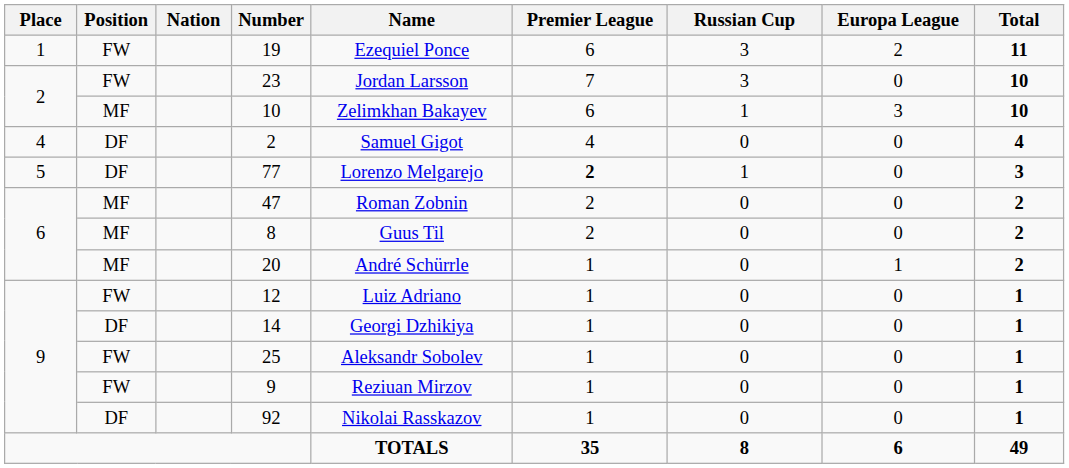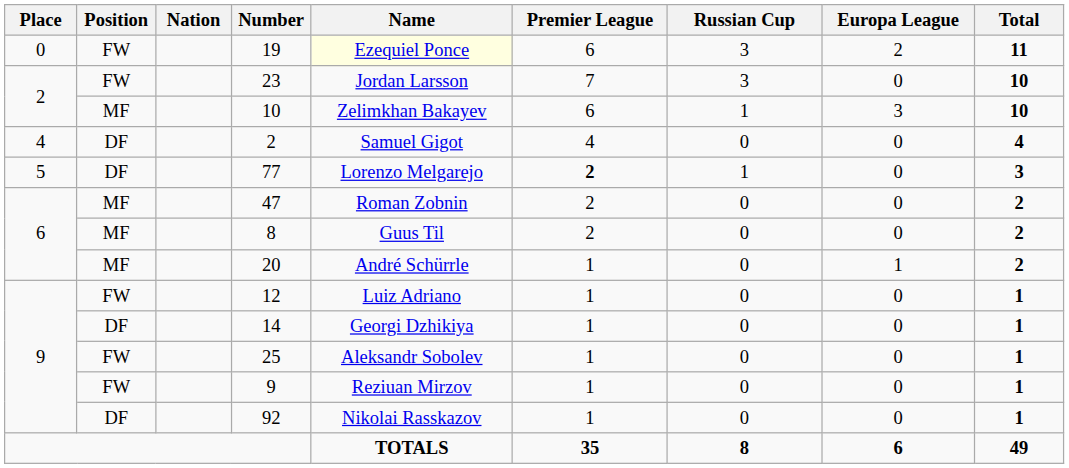(41, 50) 1 -> (41, 50) 0
(412, 50) no background -> (412, 50) lightyellow background
